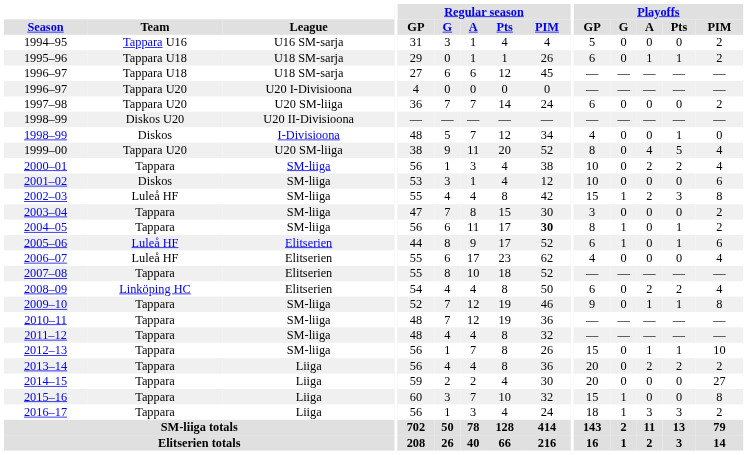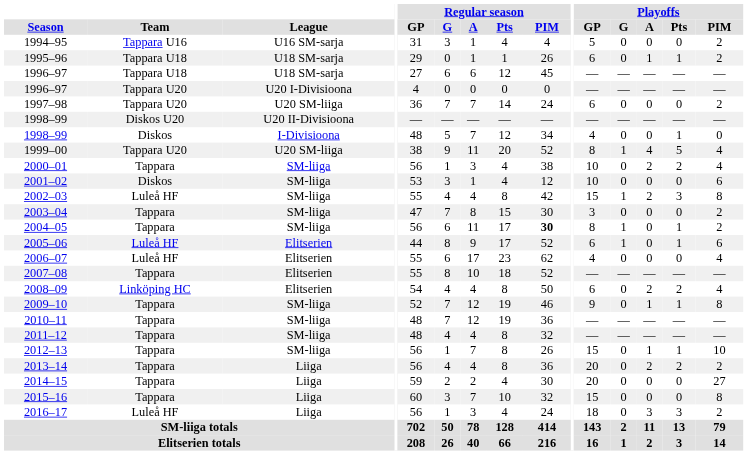(624, 150) 0 -> (624, 150) 1
(624, 396) 1 -> (624, 396) 0
(155, 412) Tappara -> (155, 412) Luleå HF
(624, 412) 1 -> (624, 412) 0
